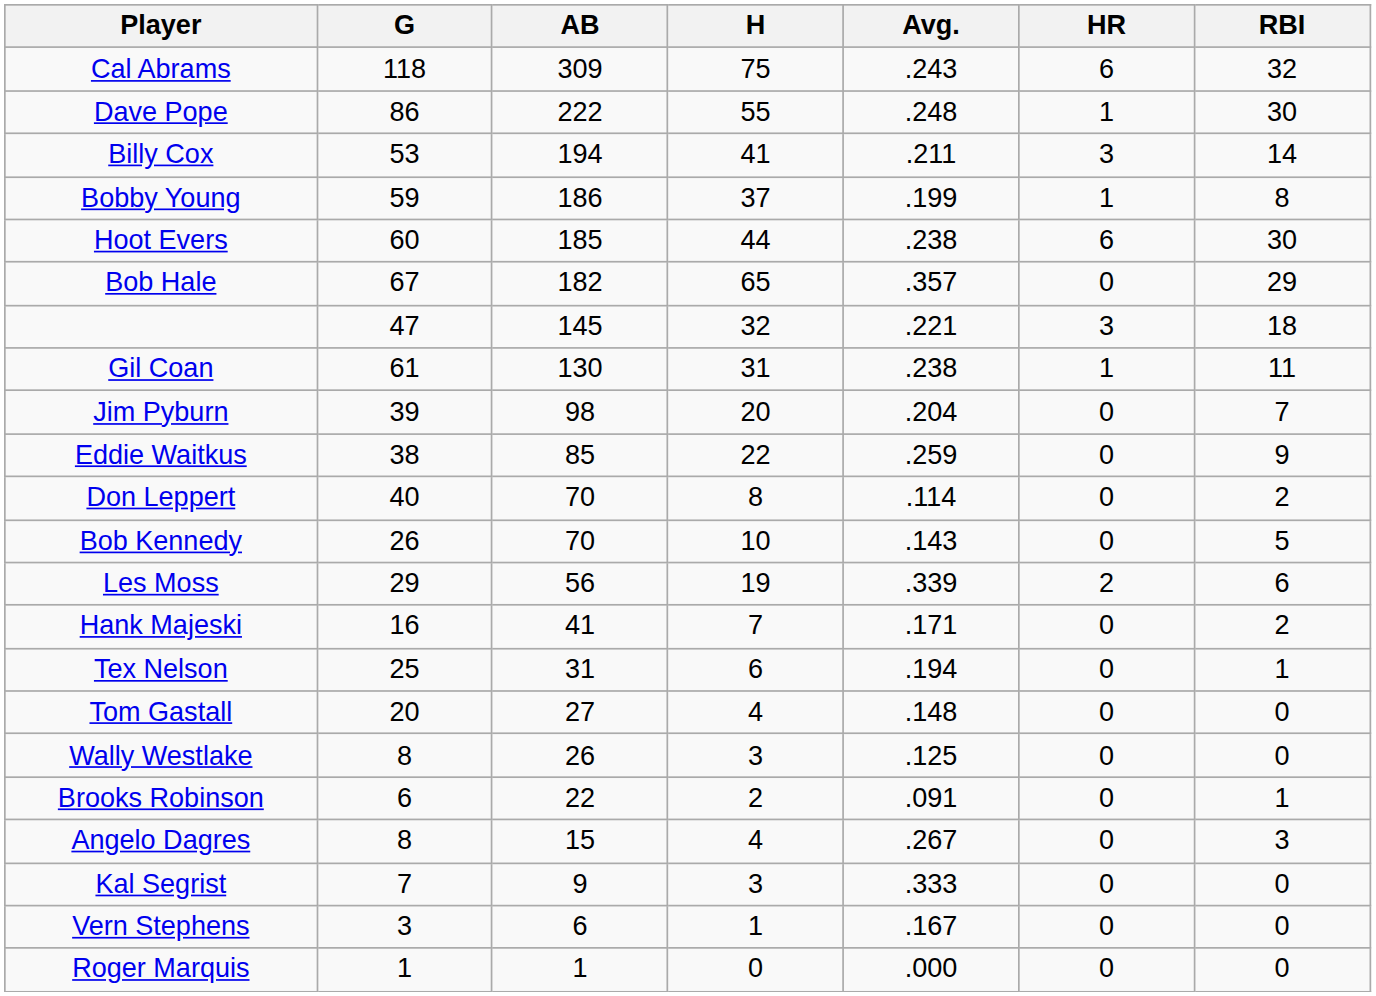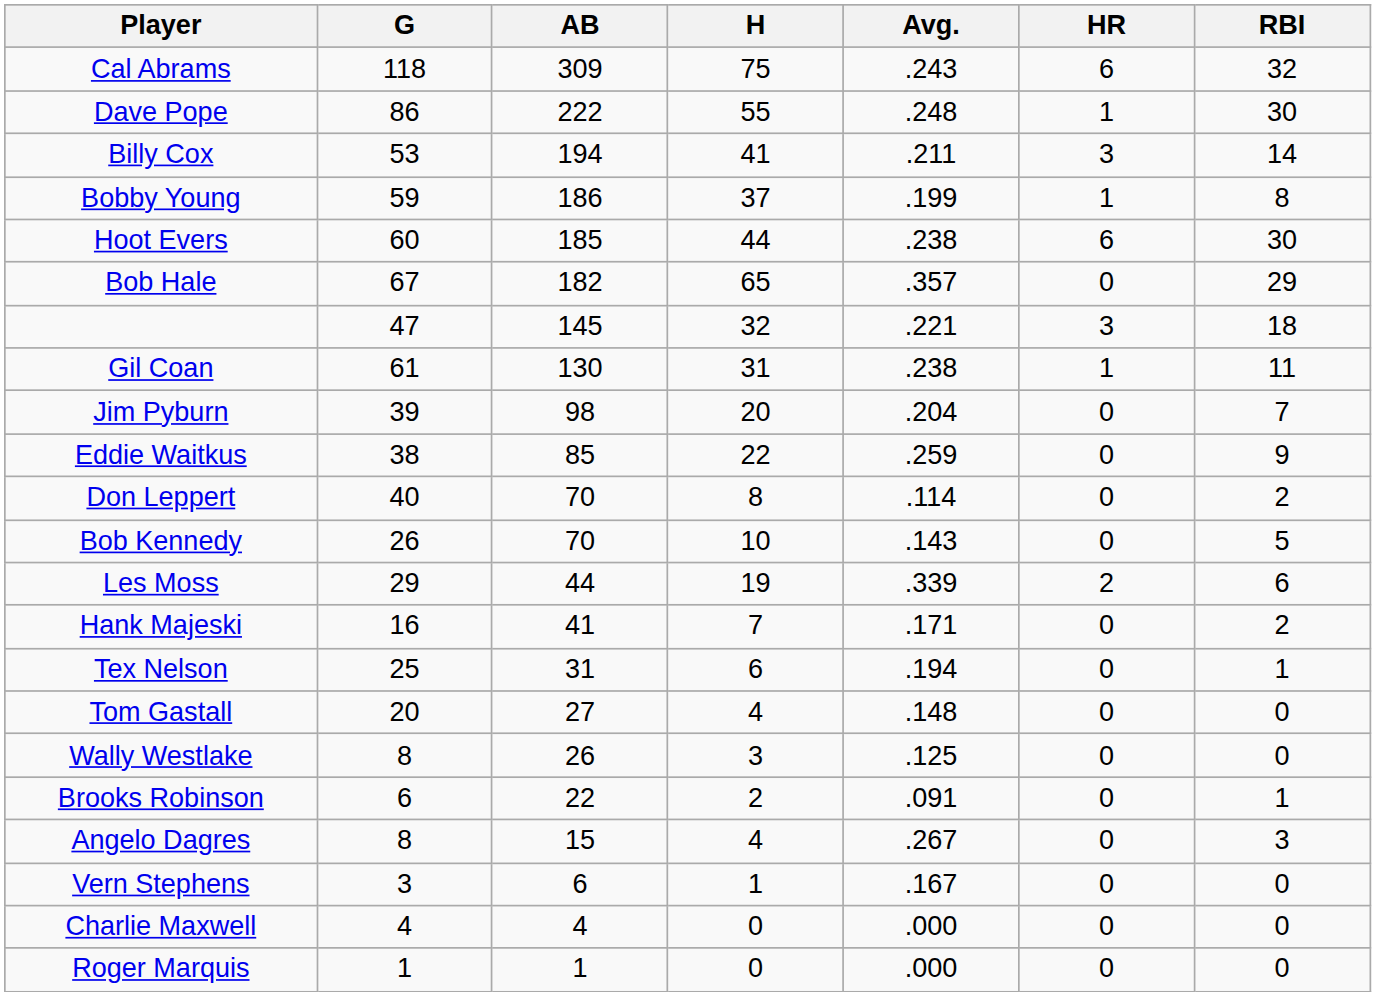(580, 583) 56 -> (580, 583) 44
- row: (161, 883)
+ row: (161, 926)
